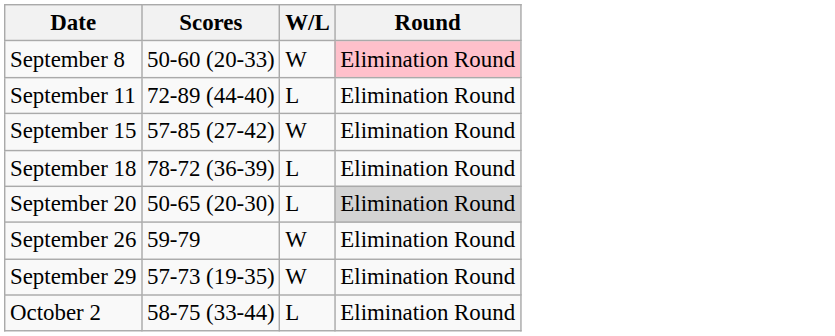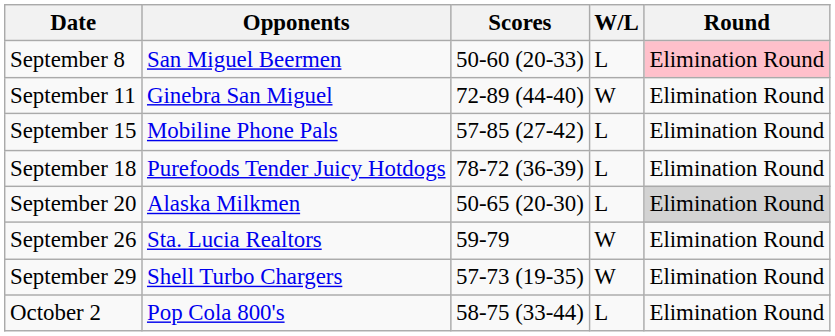+ column: (296, 22)
(296, 58) W -> (601, 58) L
(292, 95) L -> (605, 95) W
(296, 131) W -> (601, 131) L
